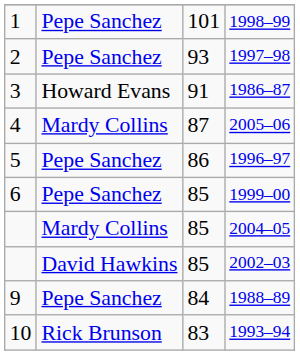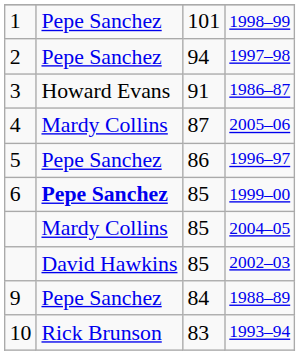(198, 56) 93 -> (198, 56) 94
(102, 194) normal -> (105, 194) bold
